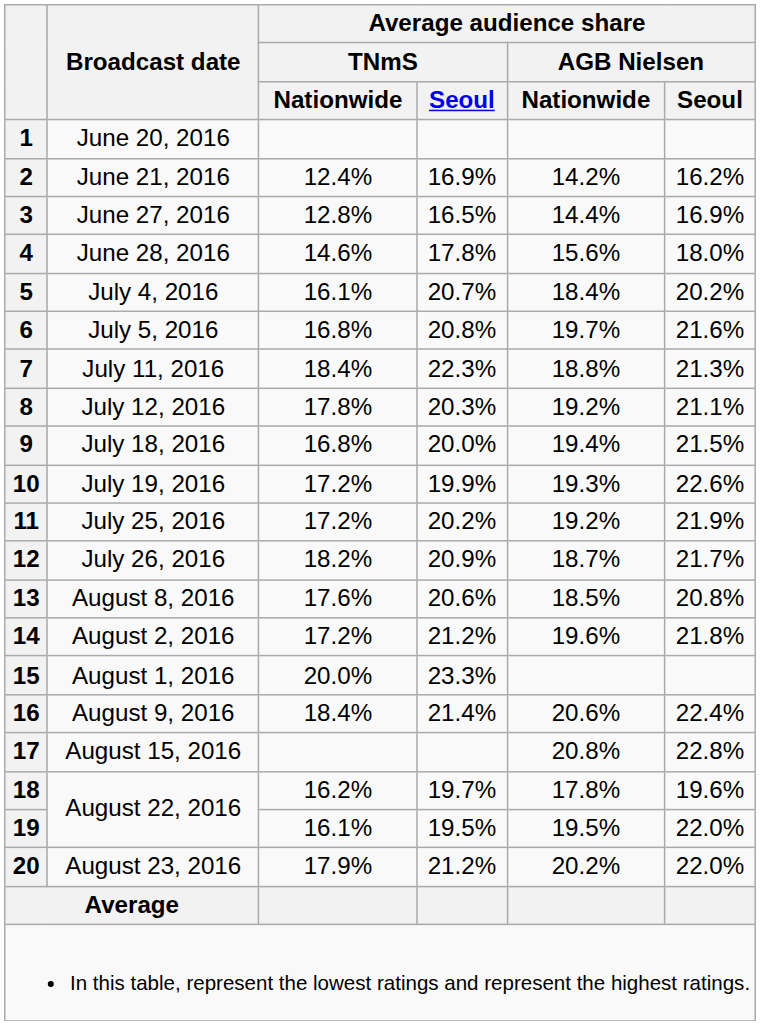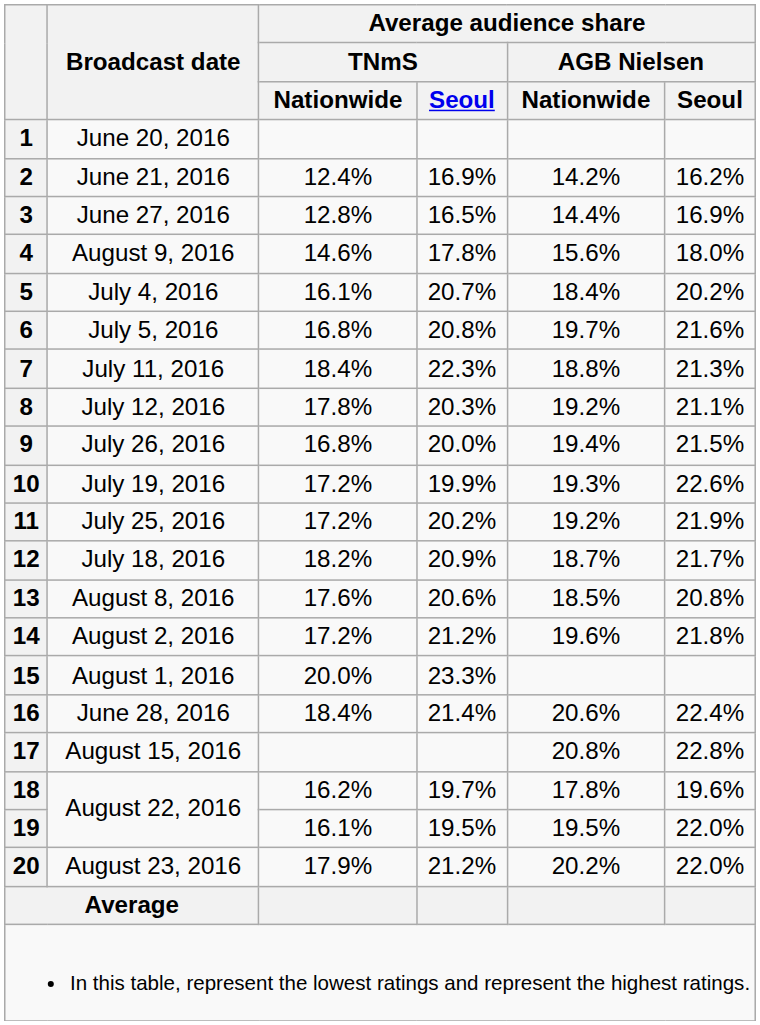(153, 253) June 28, 2016 -> (153, 253) August 9, 2016
(153, 445) July 18, 2016 -> (153, 445) July 26, 2016
(153, 560) July 26, 2016 -> (153, 560) July 18, 2016
(153, 713) August 9, 2016 -> (153, 713) June 28, 2016
